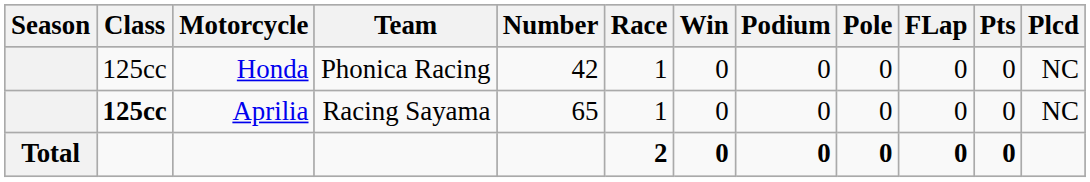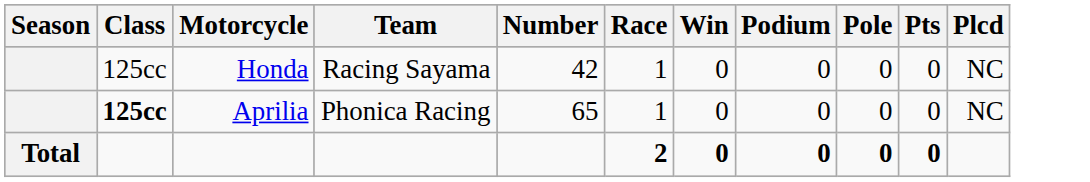- column: (936, 25)
(406, 68) Phonica Racing -> (406, 68) Racing Sayama
(406, 111) Racing Sayama -> (406, 111) Phonica Racing
